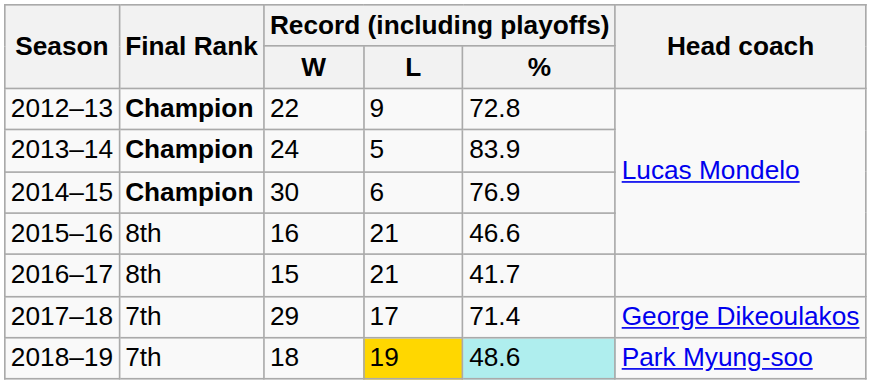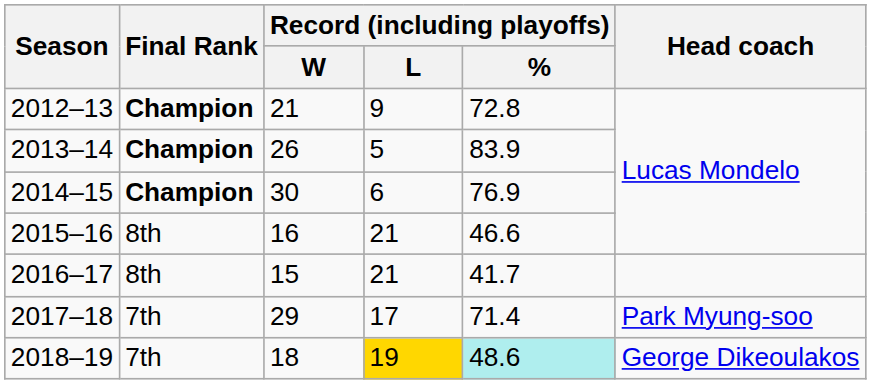(285, 108) 22 -> (285, 108) 21
(285, 150) 24 -> (285, 150) 26
(741, 316) George Dikeoulakos -> (717, 316) Park Myung-soo
(717, 358) Park Myung-soo -> (741, 358) George Dikeoulakos
